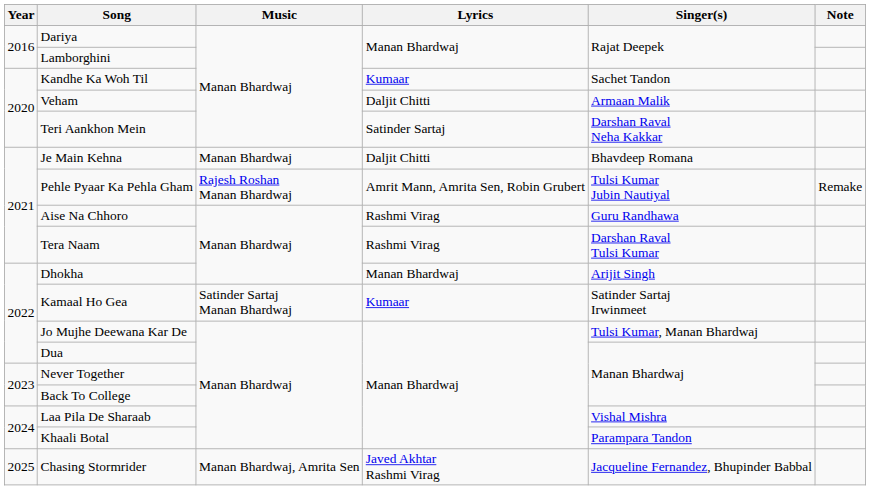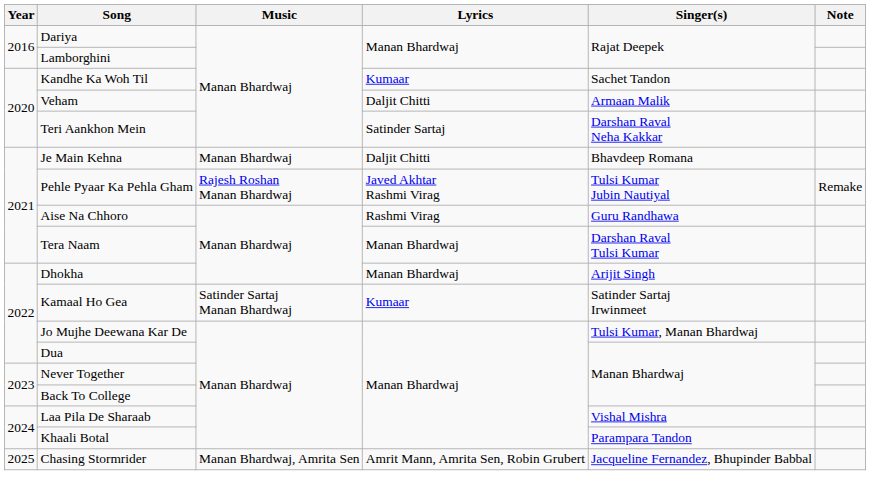(475, 187) Amrit Mann, Amrita Sen, Robin Grubert -> (403, 187) Javed Akhtar Rashmi Virag
(403, 244) Rashmi Virag -> (412, 244) Manan Bhardwaj
(403, 466) Javed Akhtar Rashmi Virag -> (475, 459) Amrit Mann, Amrita Sen, Robin Grubert
